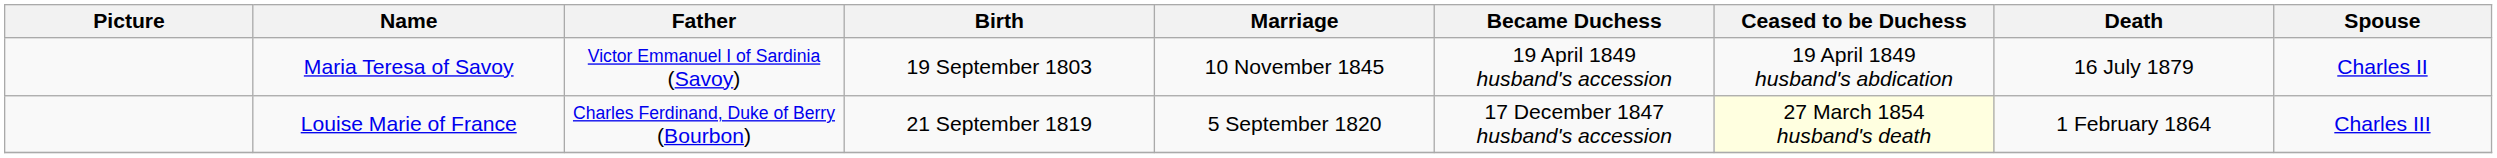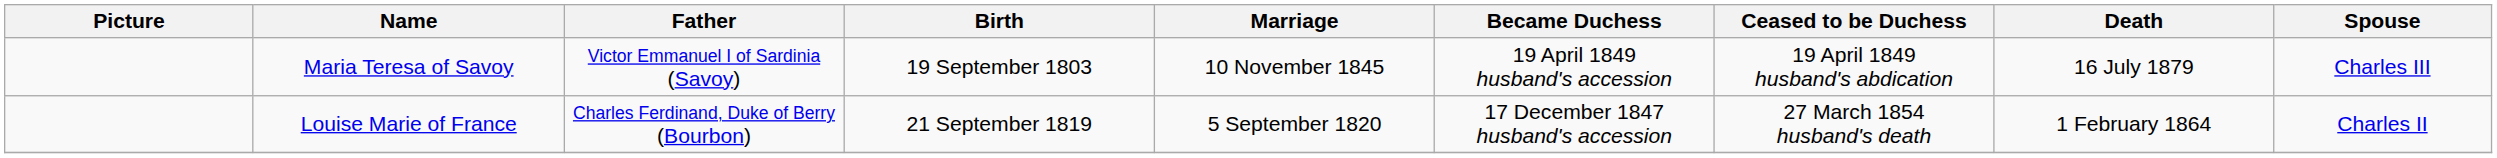(2382, 66) Charles II -> (2382, 66) Charles III
(1854, 123) lightyellow background -> (1854, 123) no background
(2382, 123) Charles III -> (2382, 123) Charles II
